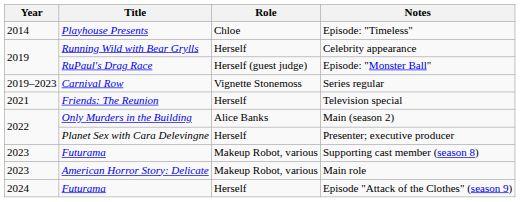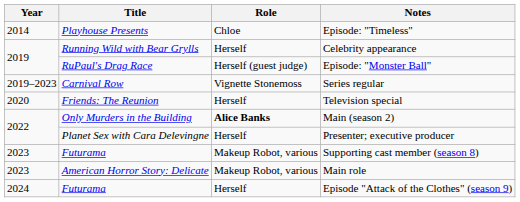(18, 100) 2021 -> (18, 100) 2020
(241, 118) normal -> (242, 118) bold
